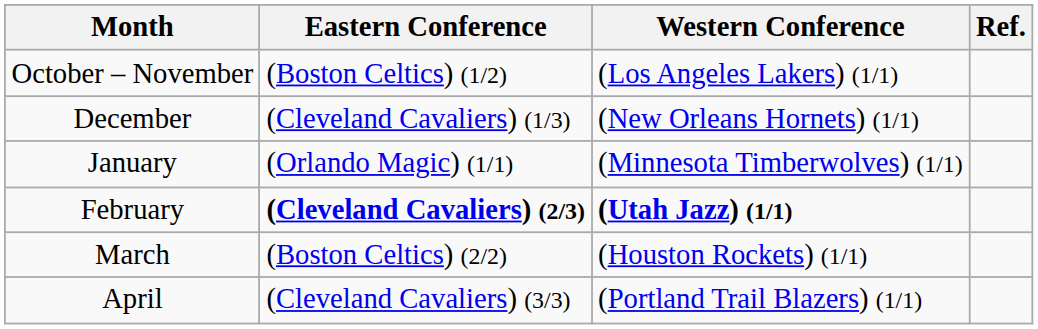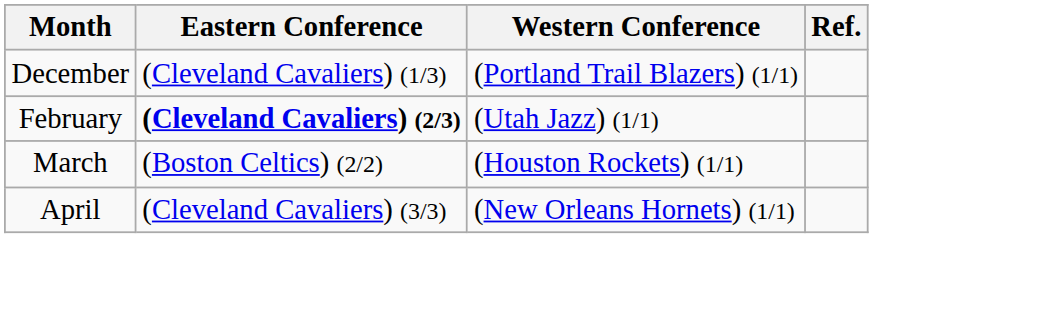- row: (132, 72)
(758, 118) (New Orleans Hornets) (1/1) -> (636, 72) (Portland Trail Blazers) (1/1)
- row: (132, 163)
(695, 208) bold -> (566, 118) normal
(760, 299) (Portland Trail Blazers) (1/1) -> (634, 208) (New Orleans Hornets) (1/1)
